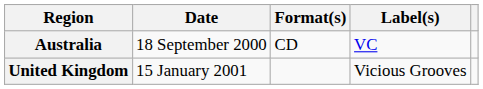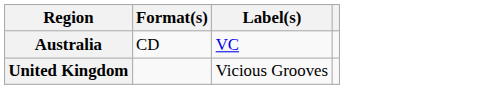- column: (201, 17)
